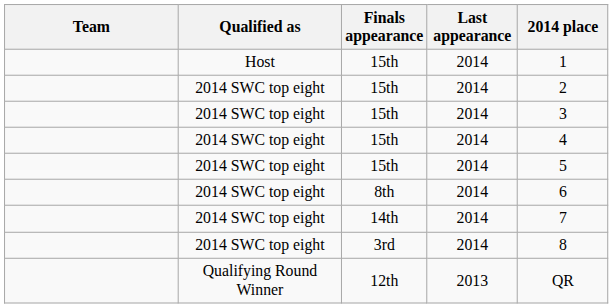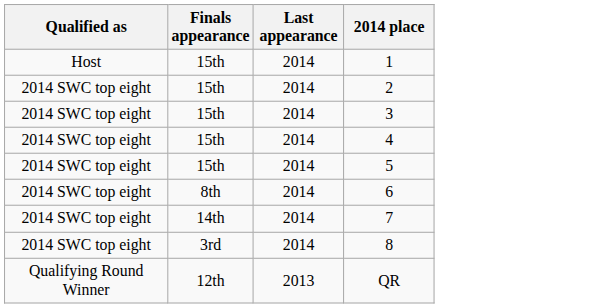- column: (91, 27)
